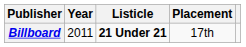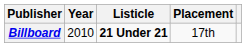(80, 33) 2011 -> (81, 33) 2010
